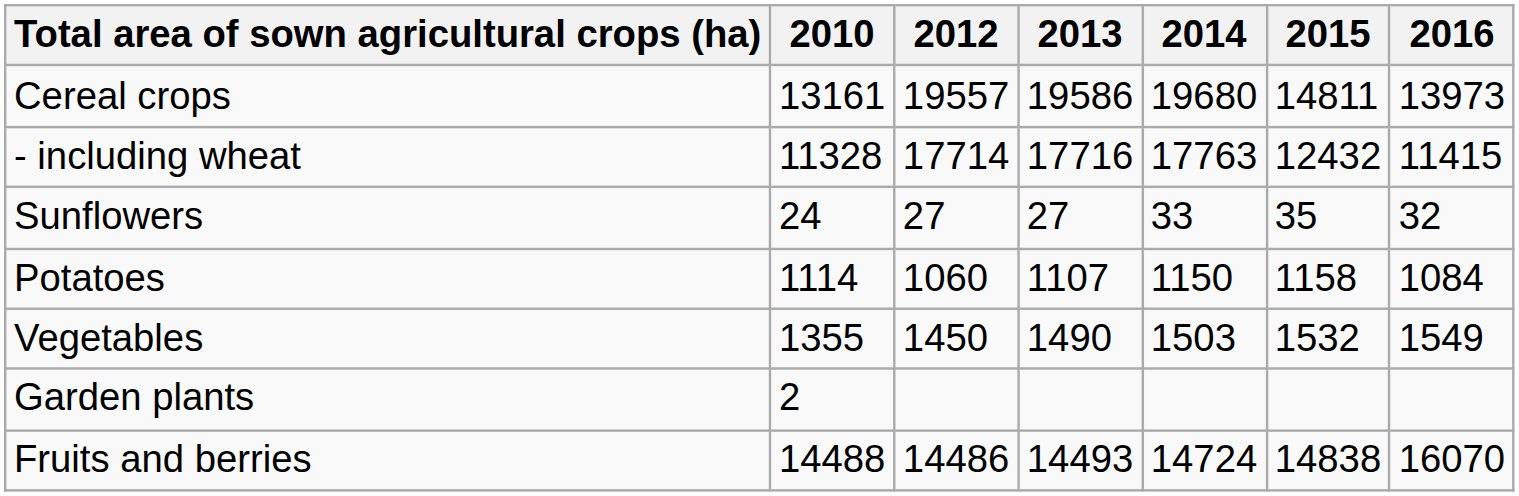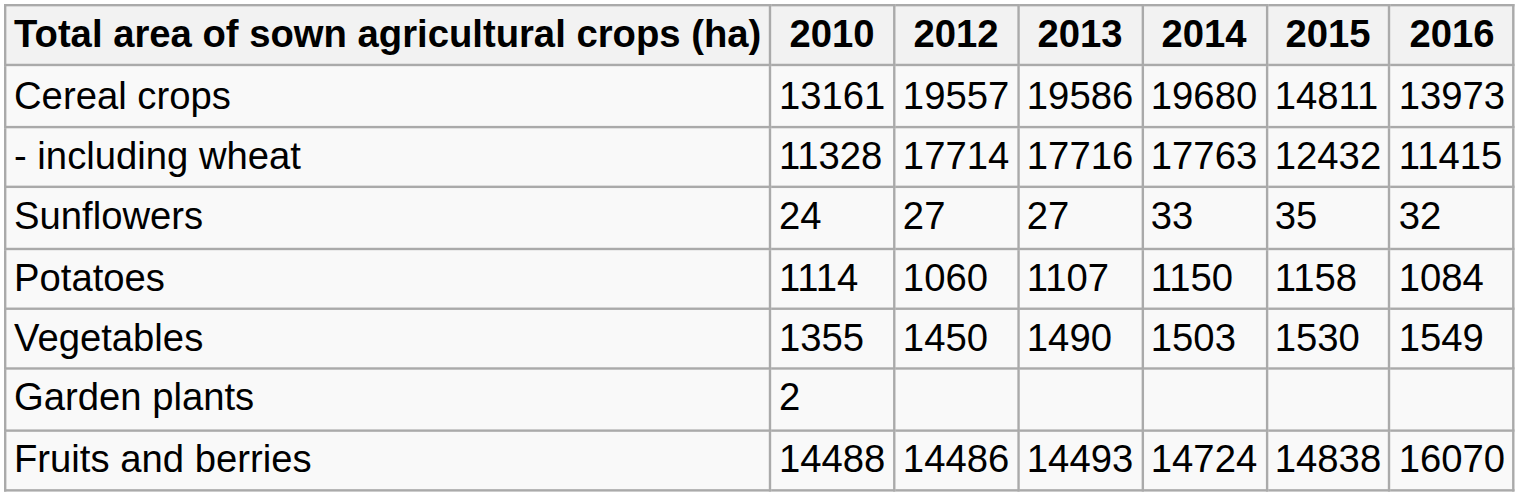(1317, 338) 1532 -> (1317, 338) 1530
